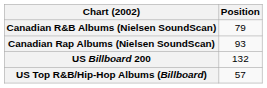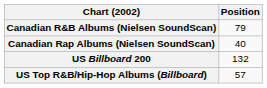(240, 43) 93 -> (240, 43) 40
